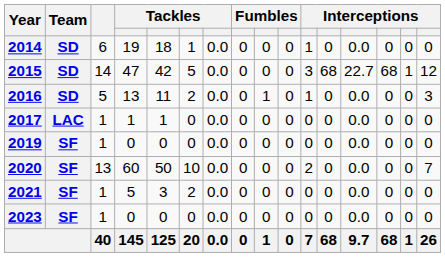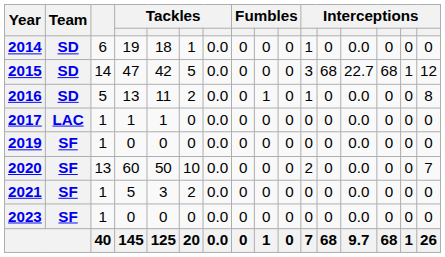(428, 95) 3 -> (428, 95) 8
